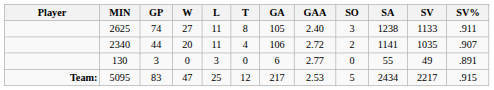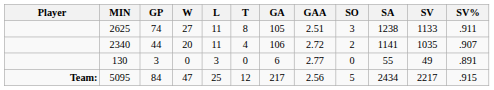(315, 28) 2.40 -> (315, 28) 2.51
(156, 77) 83 -> (156, 77) 84
(315, 77) 2.53 -> (315, 77) 2.56
